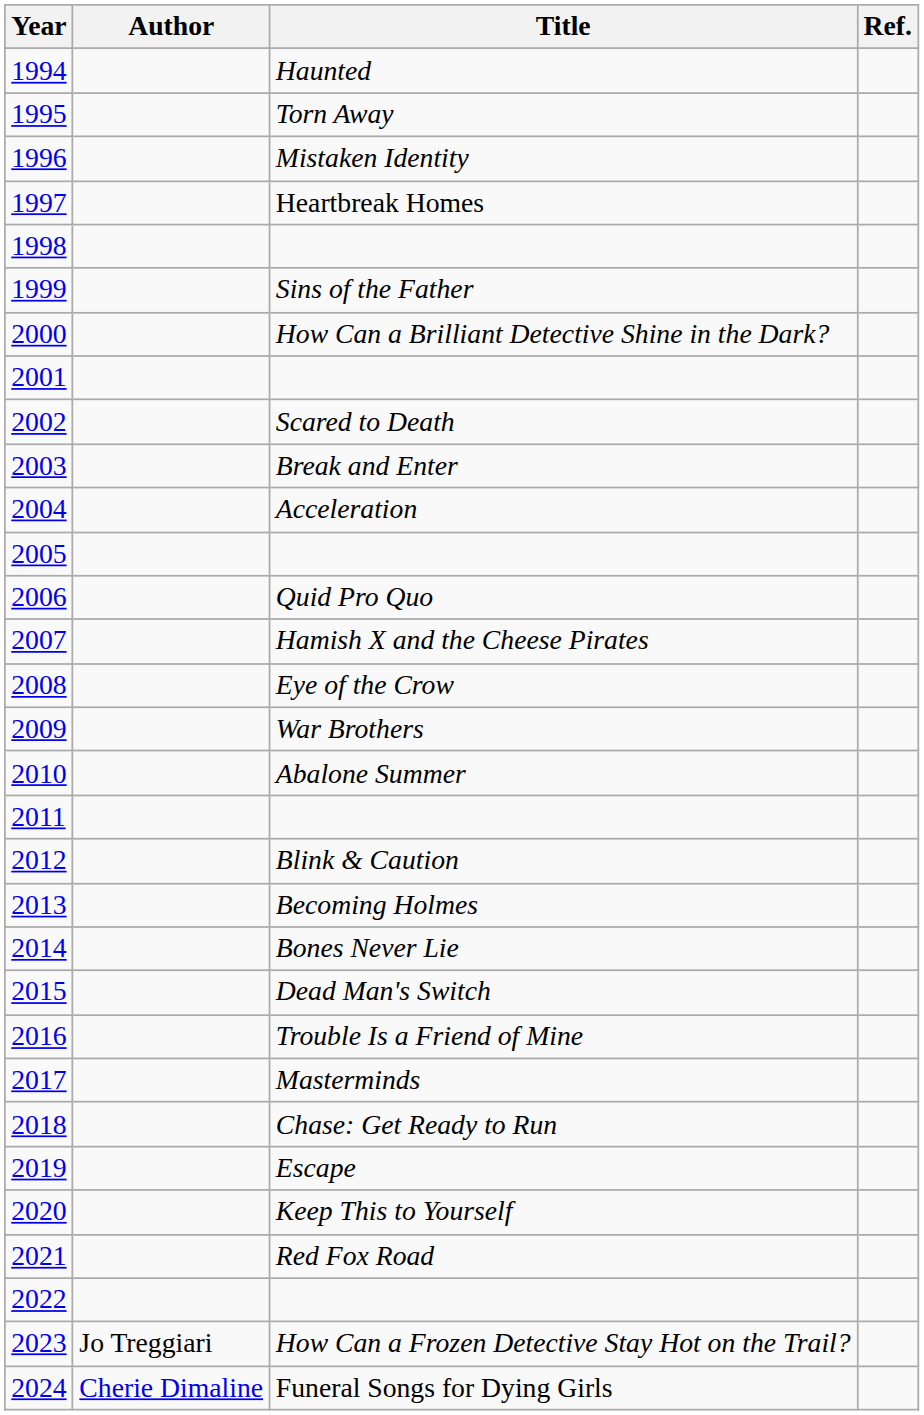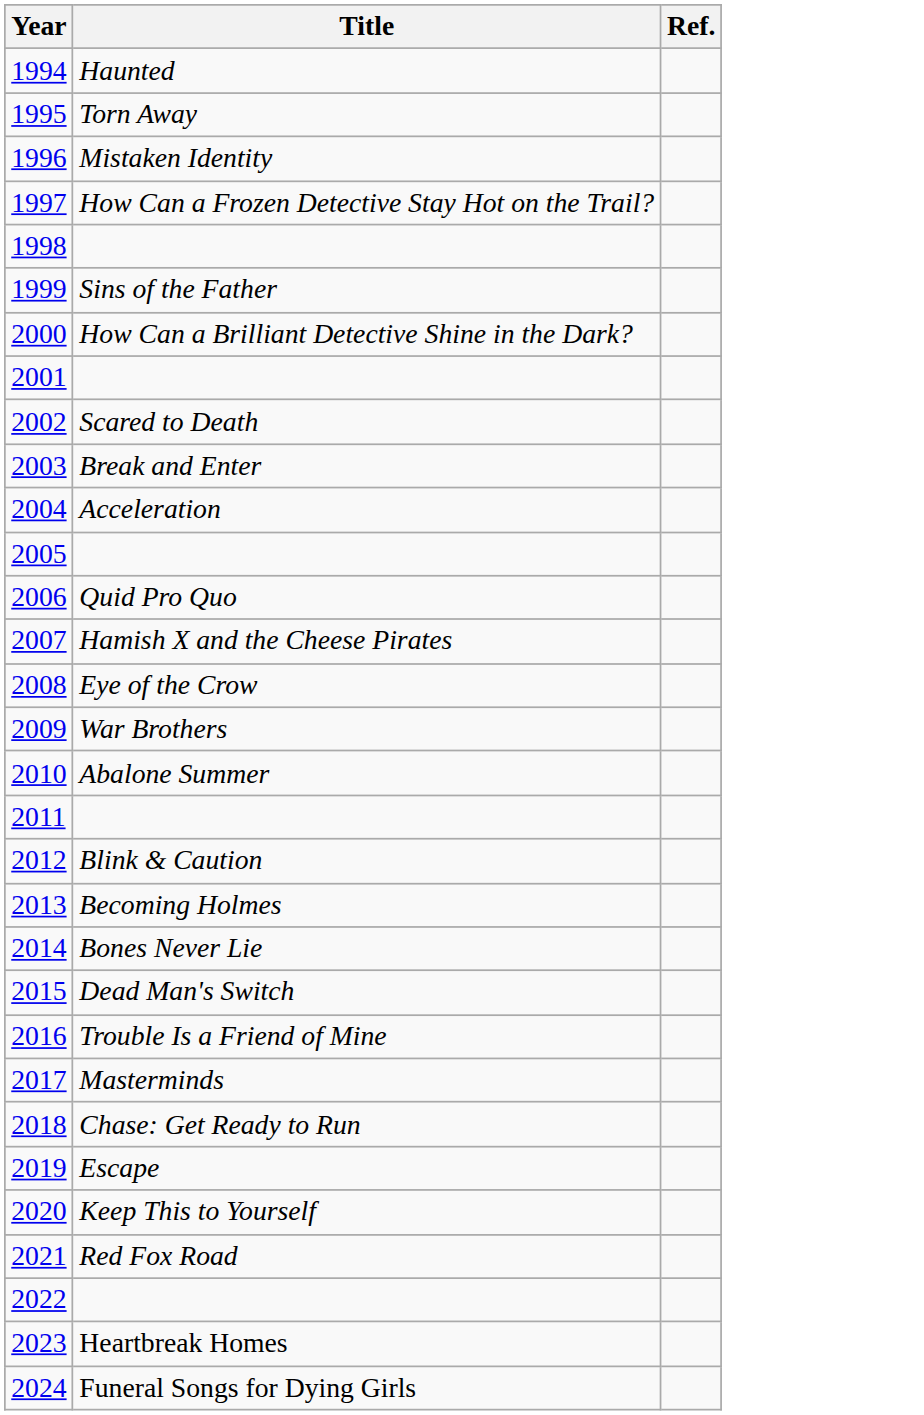- column: (171, 26)
(380, 202) Heartbreak Homes -> (367, 202) How Can a Frozen Detective Stay Hot on the Trail?
(563, 1343) How Can a Frozen Detective Stay Hot on the Trail? -> (184, 1343) Heartbreak Homes
